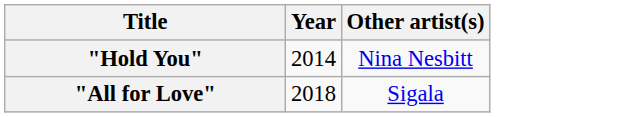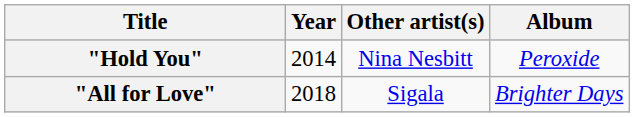+ column: (559, 22)
